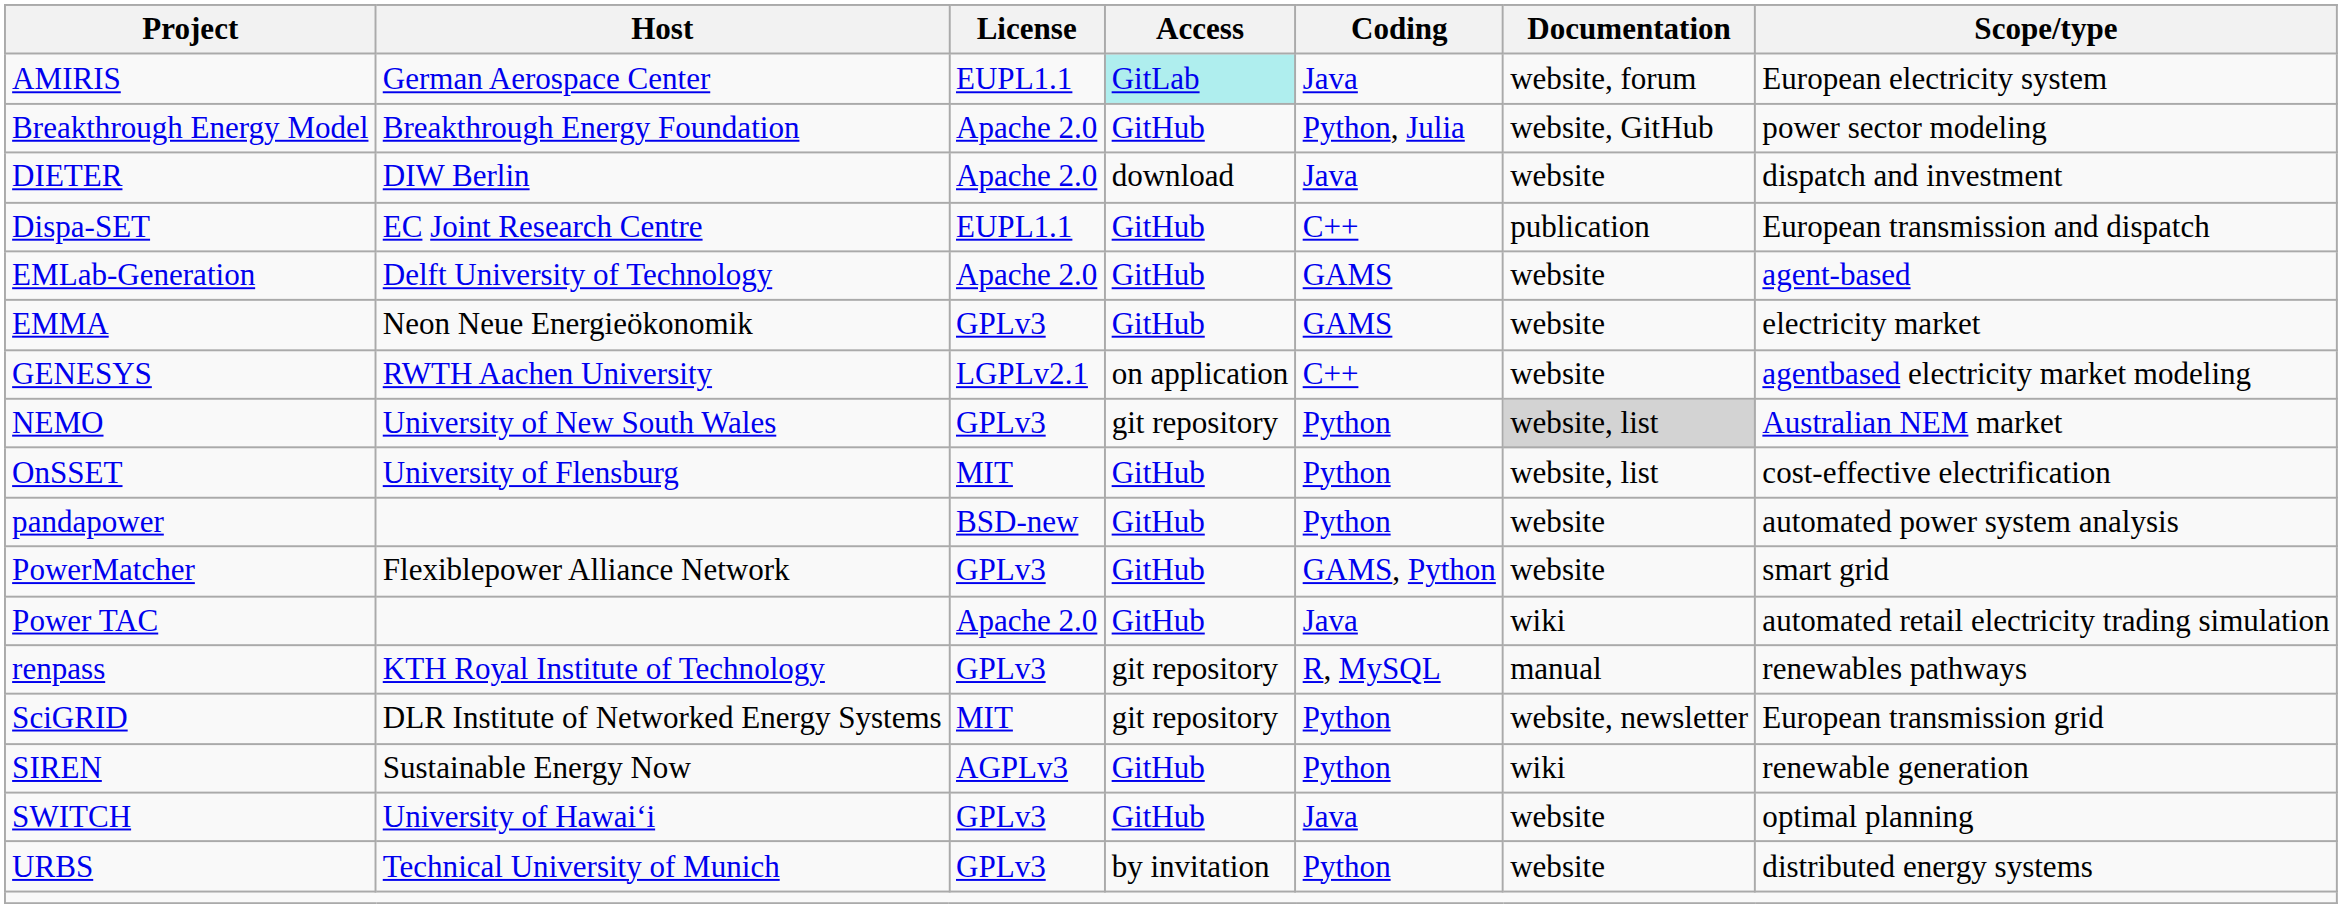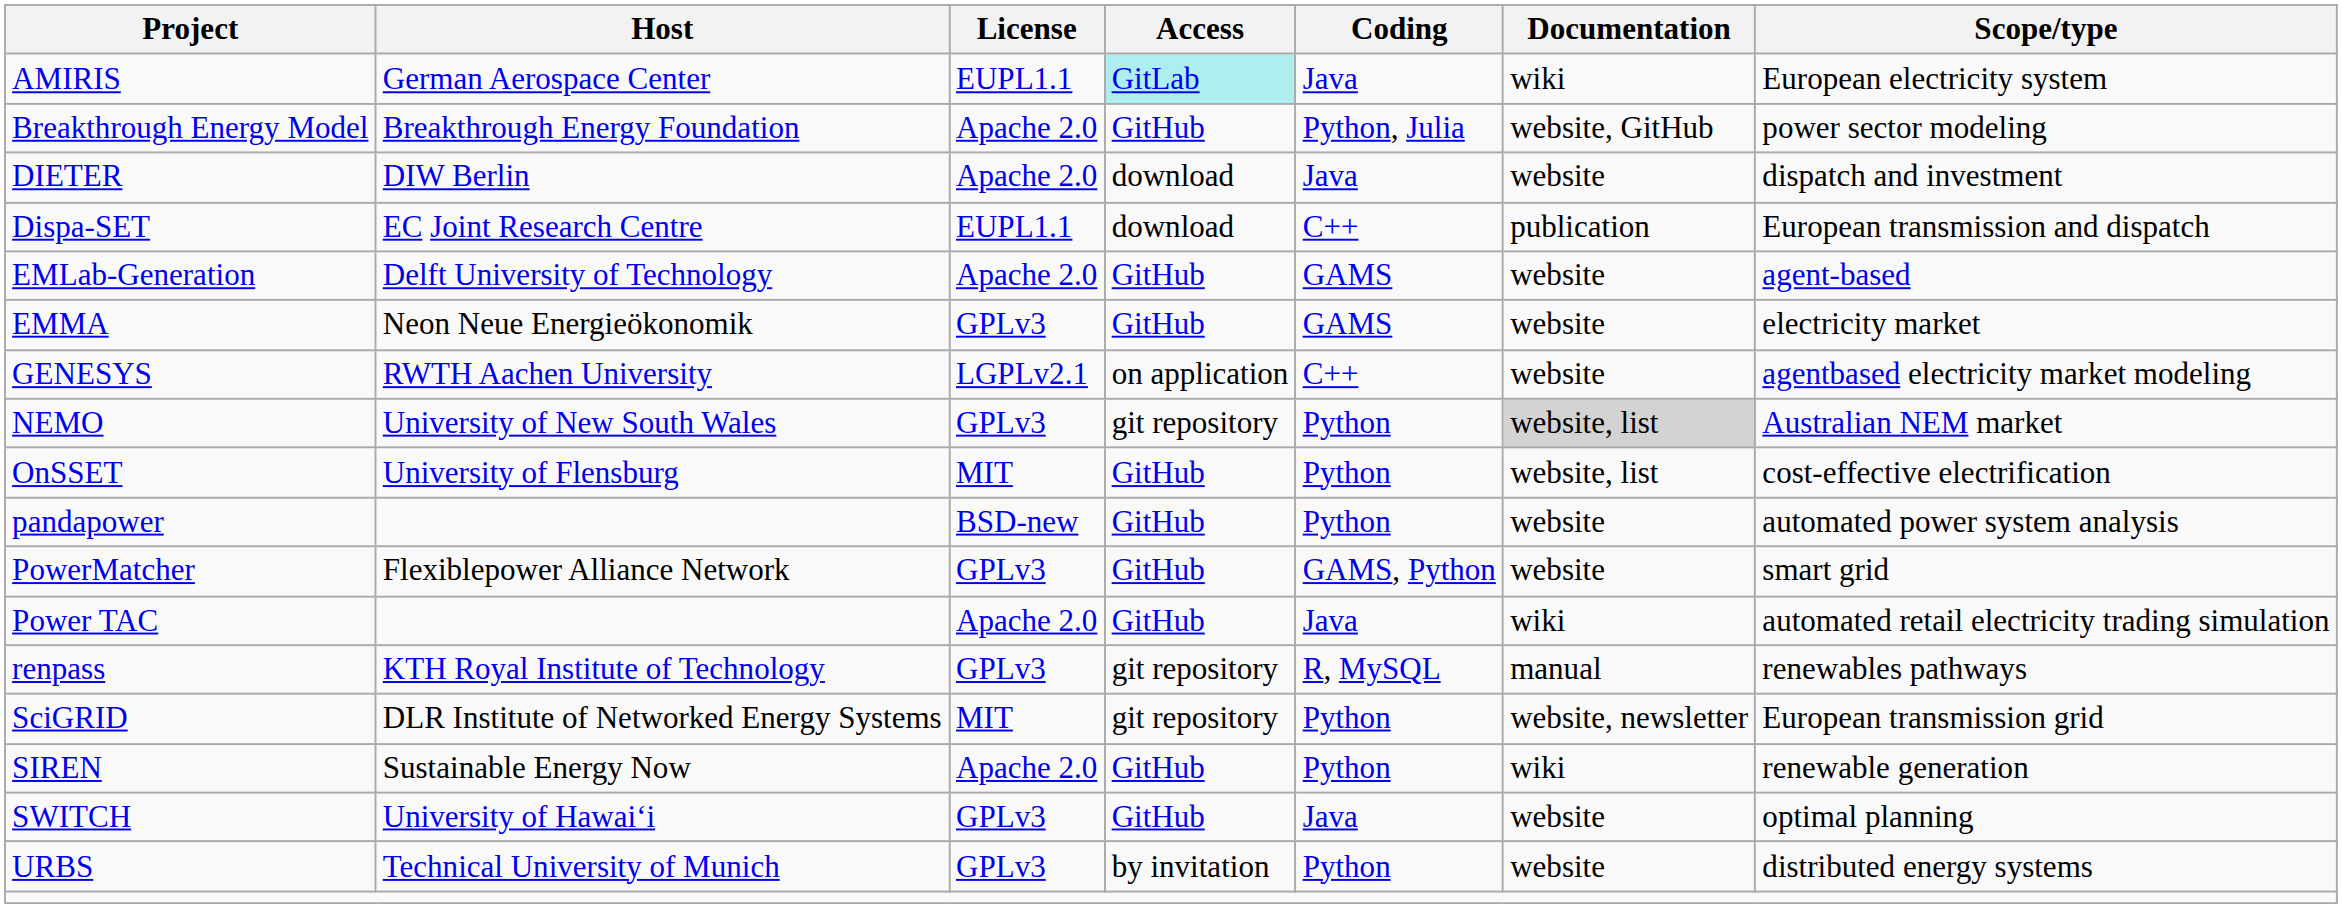(1603, 78) website, forum -> (1538, 78) wiki
(1158, 226) GitHub -> (1173, 226) download
(1012, 767) AGPLv3 -> (1027, 767) Apache 2.0
